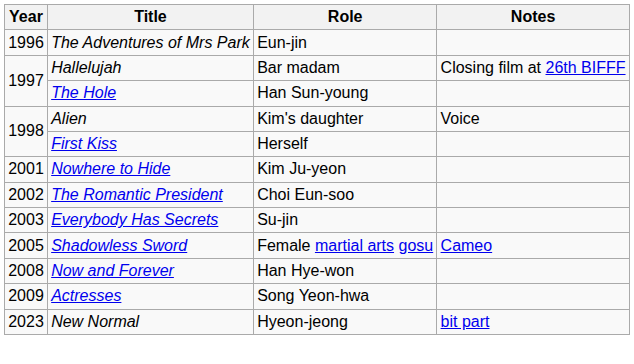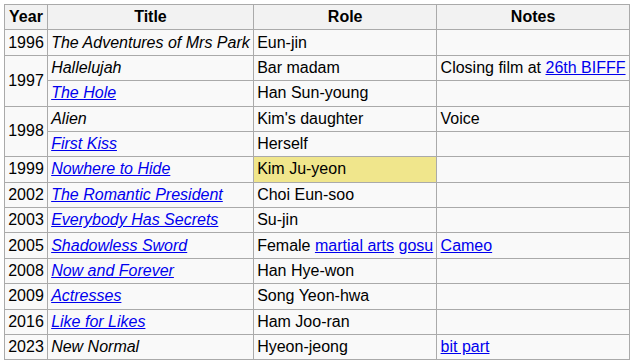(26, 169) 2001 -> (26, 169) 1999
(302, 169) no background -> (302, 169) khaki background
+ row: (98, 321)
